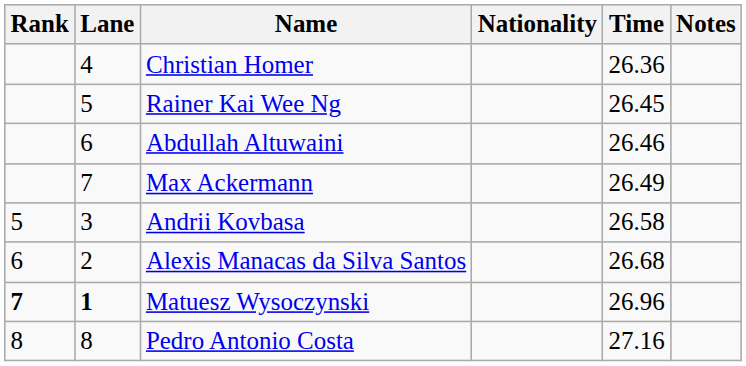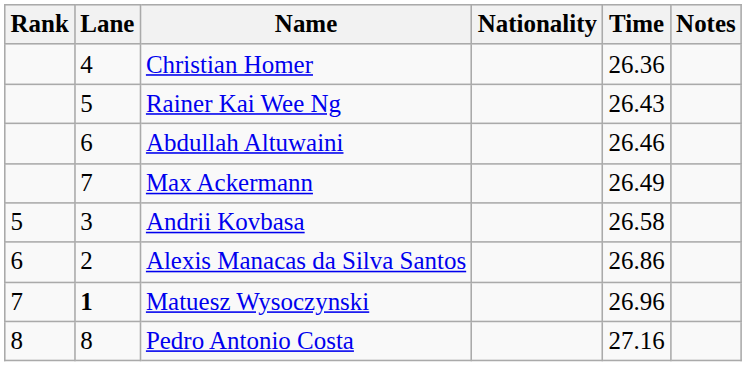(637, 103) 26.45 -> (637, 103) 26.43
(637, 261) 26.68 -> (637, 261) 26.86
(17, 301) bold -> (17, 301) normal
